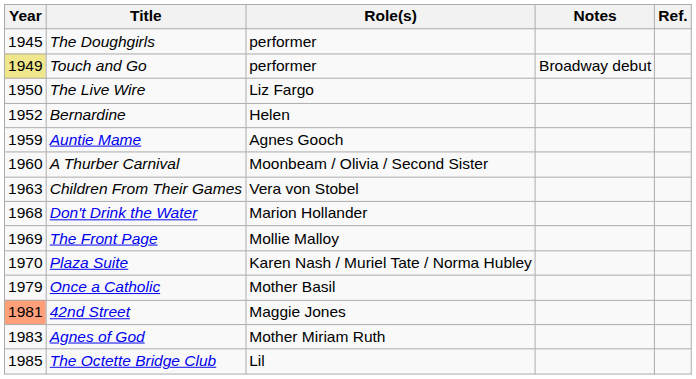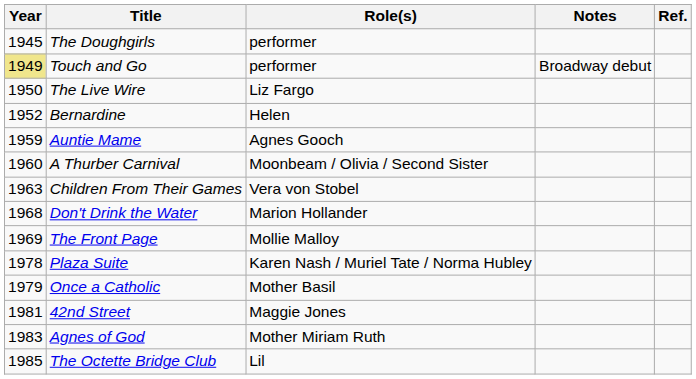(25, 262) 1970 -> (25, 262) 1978
(25, 312) lightsalmon background -> (25, 312) no background
